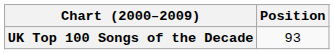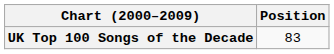(293, 38) 93 -> (293, 38) 83
